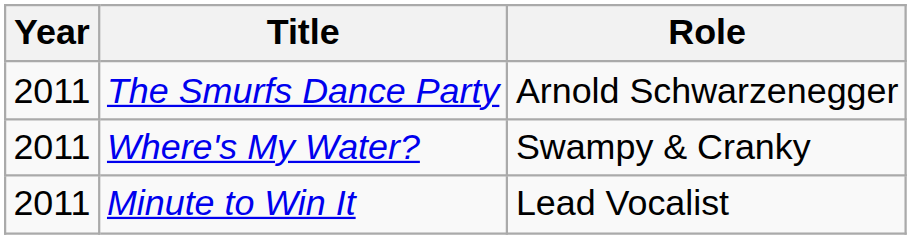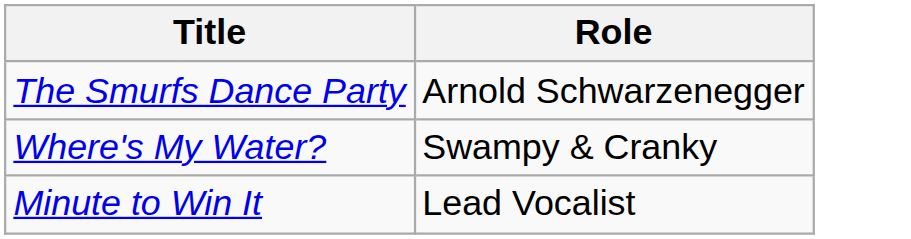- column: (52, 32)
